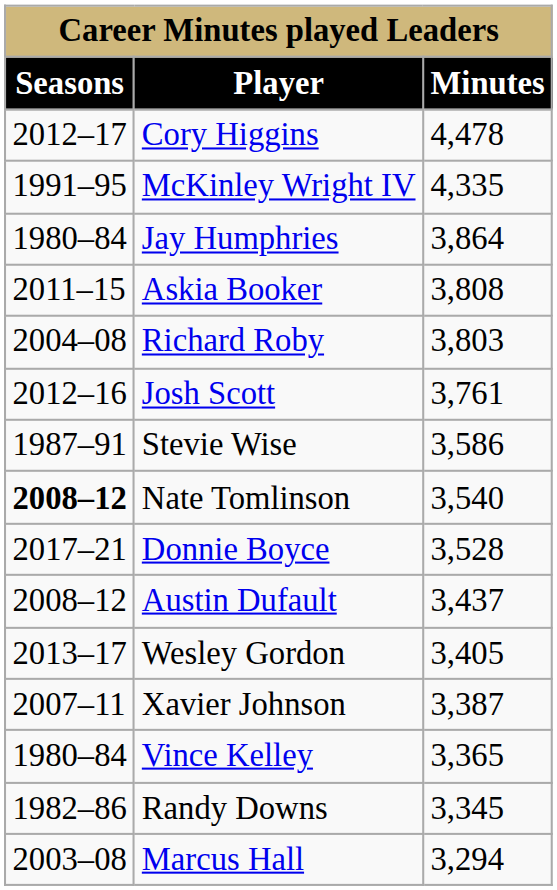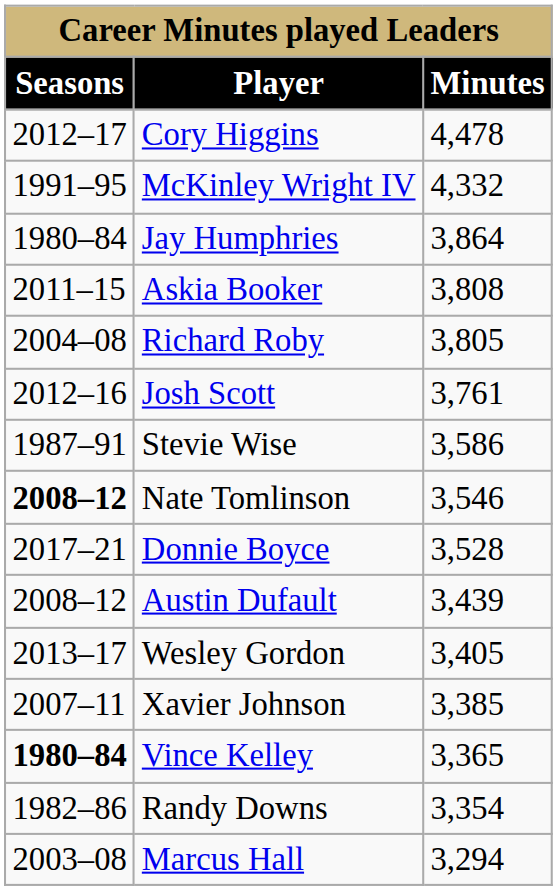(467, 186) 4,335 -> (467, 186) 4,332
(467, 341) 3,803 -> (467, 341) 3,805
(467, 496) 3,540 -> (467, 496) 3,546
(467, 600) 3,437 -> (467, 600) 3,439
(467, 703) 3,387 -> (467, 703) 3,385
(70, 755) normal -> (70, 755) bold
(467, 807) 3,345 -> (467, 807) 3,354
